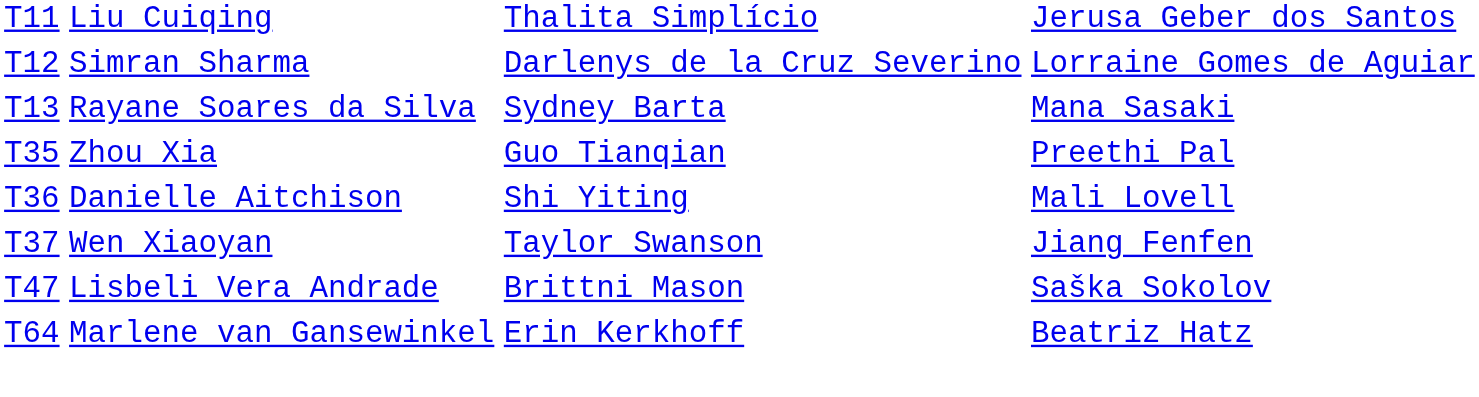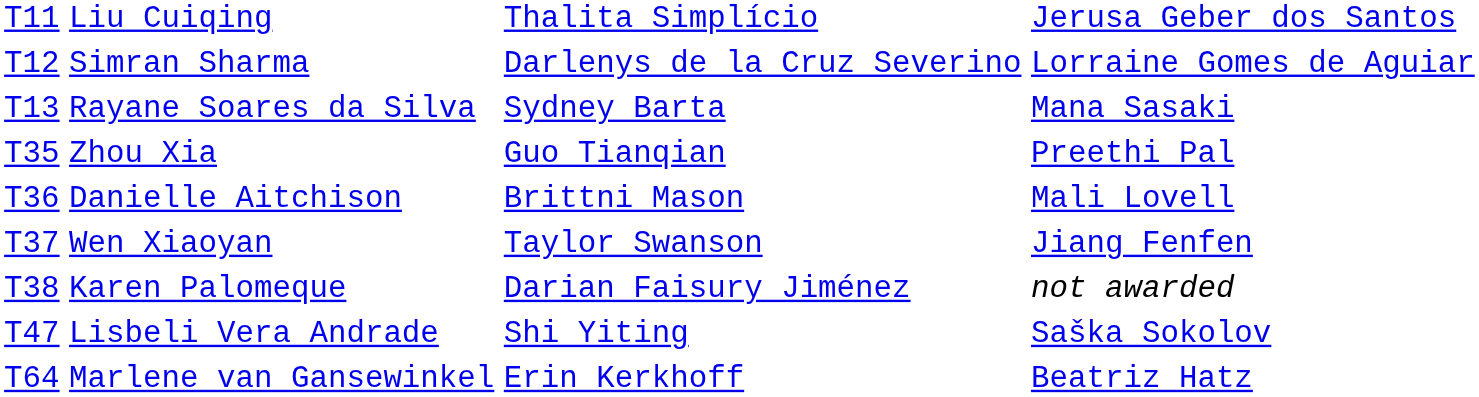(596, 199) Shi Yiting -> (624, 199) Brittni Mason
+ row: (208, 289)
(624, 289) Brittni Mason -> (596, 334) Shi Yiting
